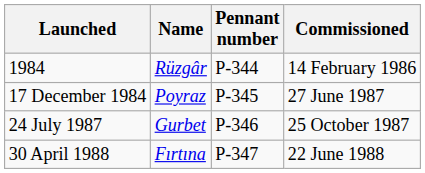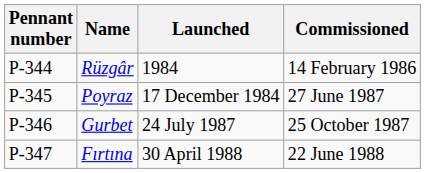columns swapped: (247, 29) <-> (78, 29)
